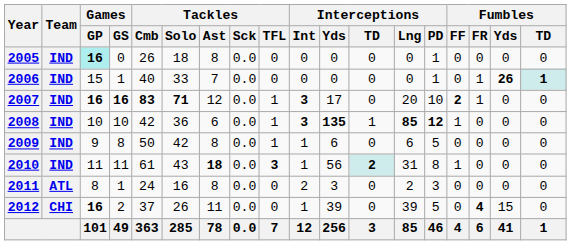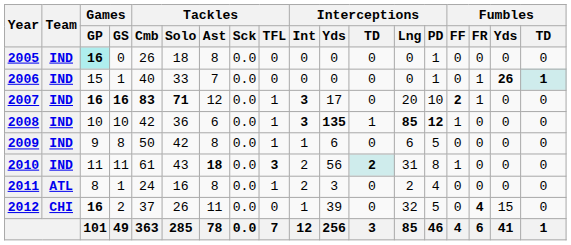(304, 165) 1 -> (304, 165) 2
(274, 186) 0 -> (274, 186) 1
(436, 186) 3 -> (436, 186) 4
(410, 208) 39 -> (410, 208) 32
